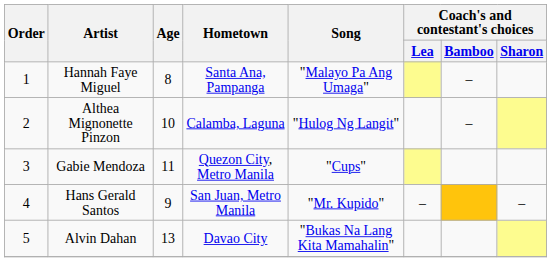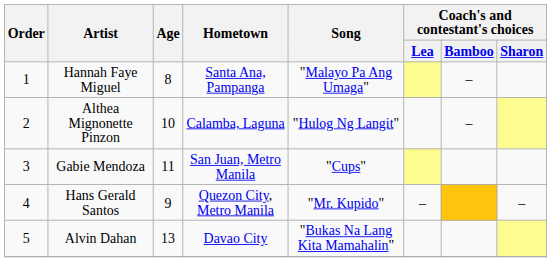(236, 166) Quezon City, Metro Manila -> (236, 166) San Juan, Metro Manila
(236, 202) San Juan, Metro Manila -> (236, 202) Quezon City, Metro Manila
